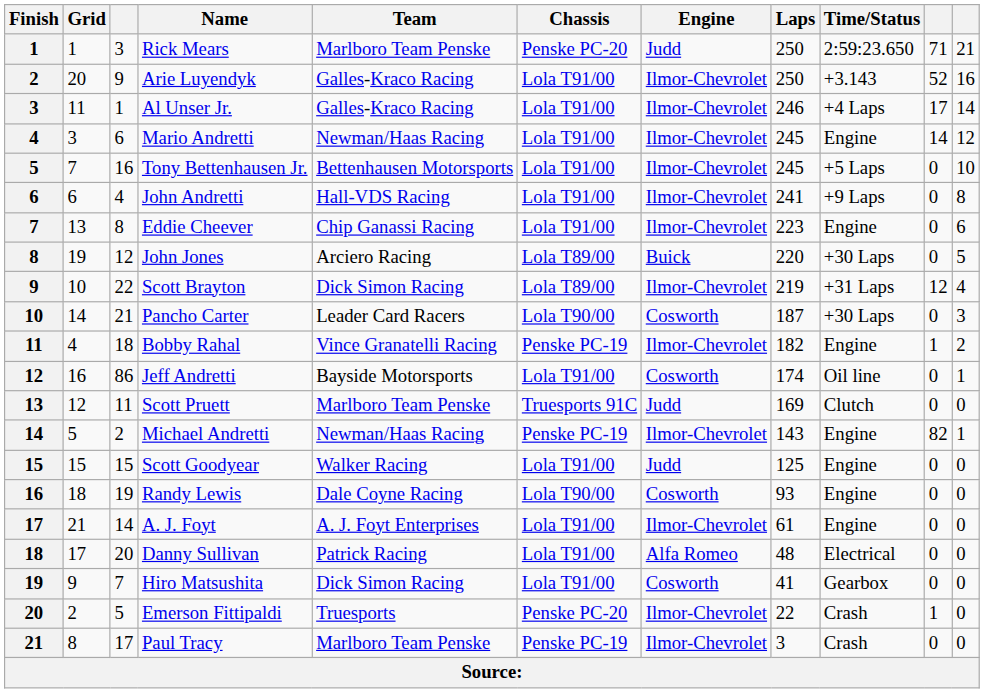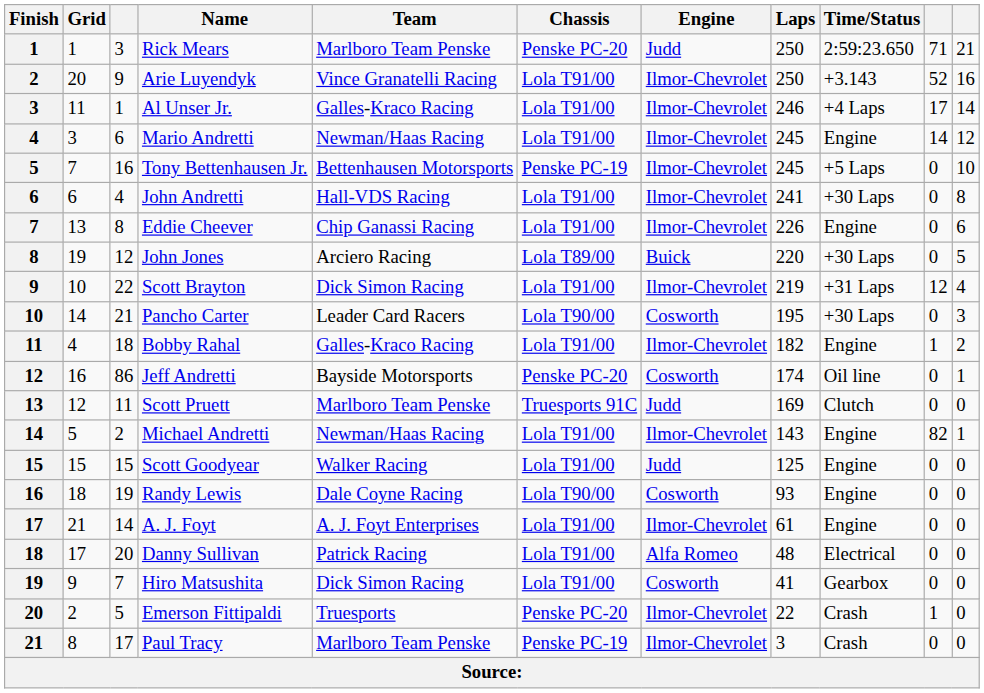(395, 78) Galles-Kraco Racing -> (407, 78) Vince Granatelli Racing
(568, 167) Lola T91/00 -> (575, 167) Penske PC-19
(854, 197) +9 Laps -> (859, 197) +30 Laps
(790, 227) 223 -> (790, 227) 226
(568, 286) Lola T89/00 -> (568, 286) Lola T91/00
(790, 316) 187 -> (790, 316) 195
(407, 345) Vince Granatelli Racing -> (395, 345) Galles-Kraco Racing
(575, 345) Penske PC-19 -> (568, 345) Lola T91/00
(568, 375) Lola T91/00 -> (575, 375) Penske PC-20
(575, 434) Penske PC-19 -> (568, 434) Lola T91/00
